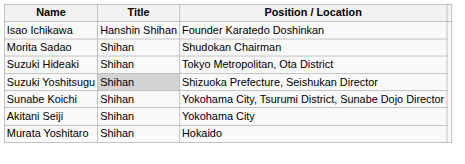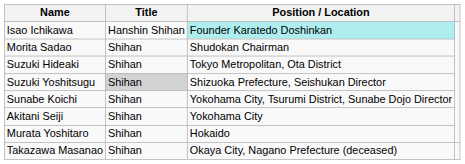(253, 30) no background -> (261, 30) paleturquoise background
+ row: (55, 151)
